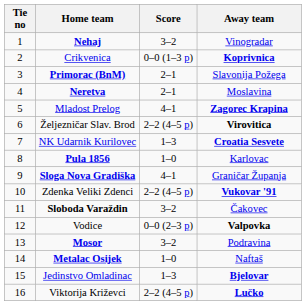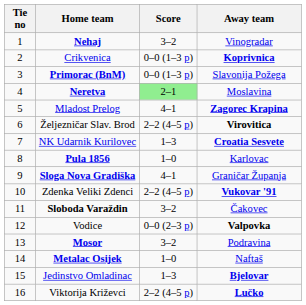(168, 74) 2–1 -> (168, 74) 0–0 (1–3 p)
(168, 91) no background -> (168, 91) lightgreen background
